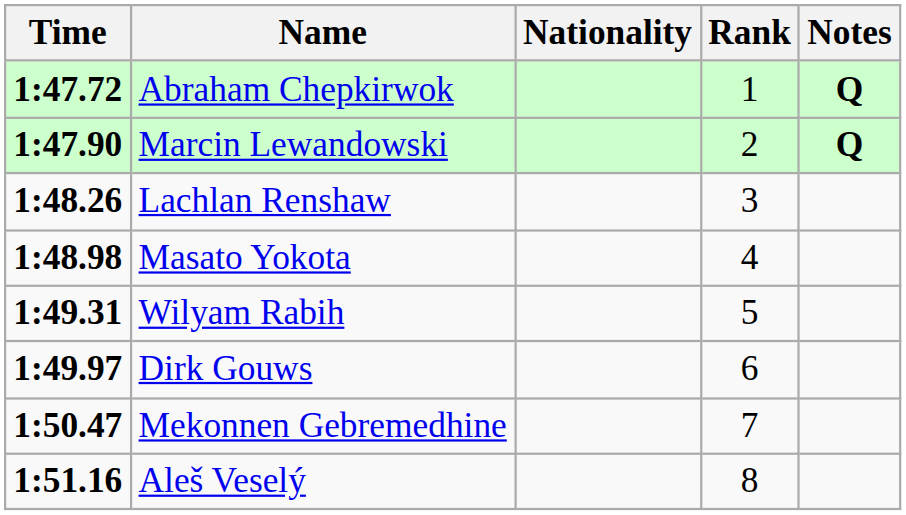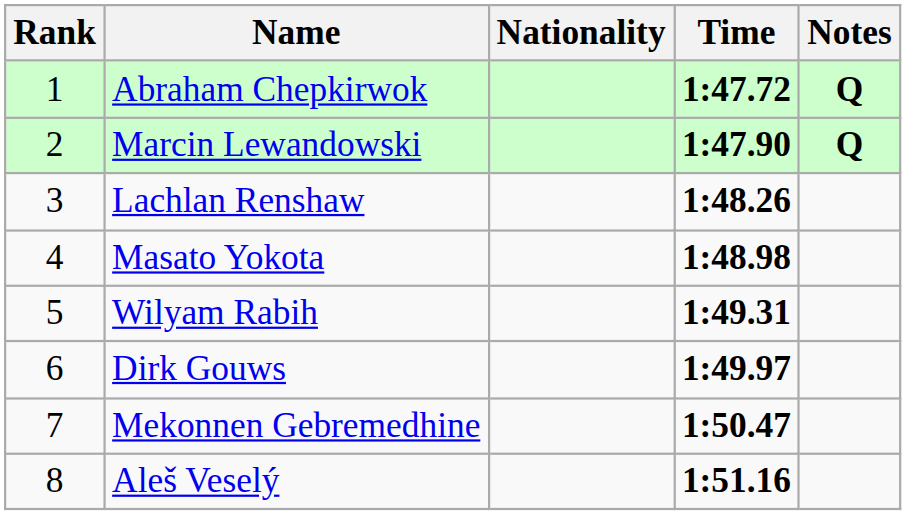columns swapped: (750, 32) <-> (68, 32)
